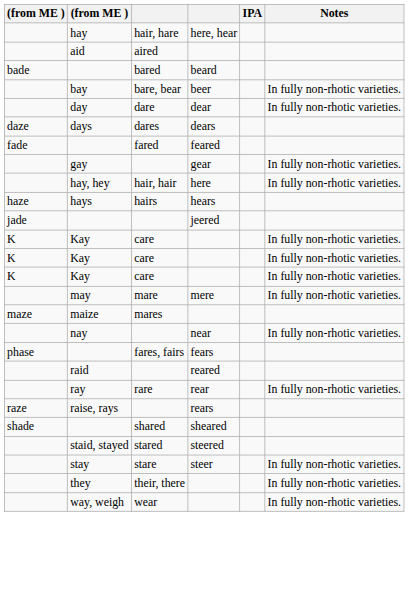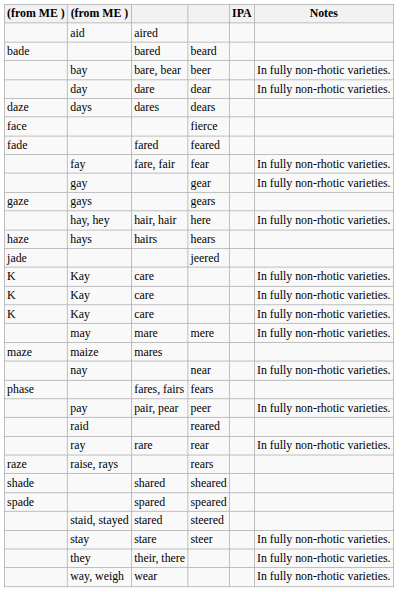- row: (79, 32)
+ row: (99, 126)
+ row: (78, 164)
+ row: (81, 201)
+ row: (79, 408)
+ row: (99, 502)
